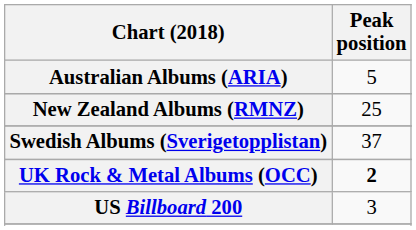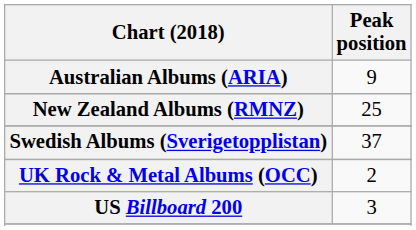(372, 76) 5 -> (372, 76) 9
(372, 175) bold -> (372, 175) normal
